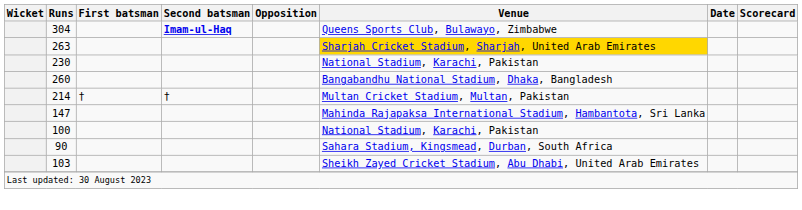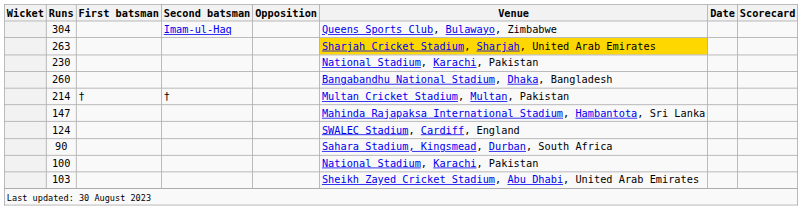(198, 30) bold -> (198, 30) normal
+ row: (61, 130)
rows swapped: (61, 130) <-> (61, 147)
